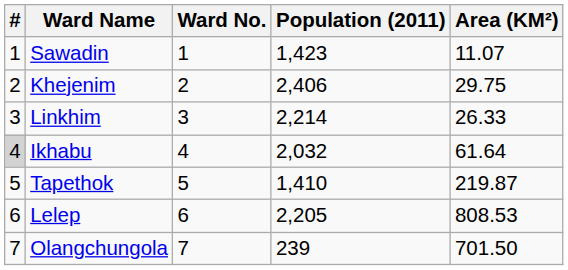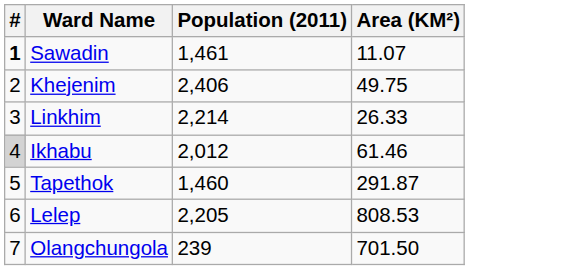- column: (222, 20)
(15, 53) normal -> (15, 53) bold
(302, 53) 1,423 -> (203, 53) 1,461
(481, 85) 29.75 -> (382, 85) 49.75
(302, 150) 2,032 -> (203, 150) 2,012
(481, 150) 61.64 -> (382, 150) 61.46
(302, 183) 1,410 -> (203, 183) 1,460
(486, 183) 219.87 -> (388, 183) 291.87
